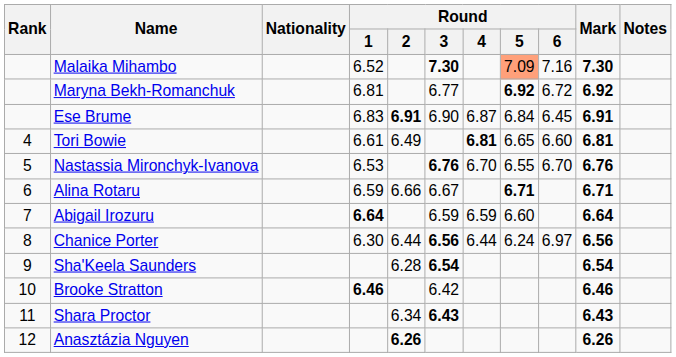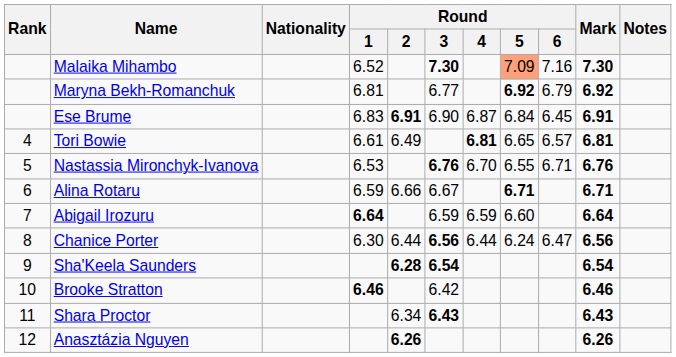(557, 91) 6.72 -> (557, 91) 6.79
(557, 141) 6.60 -> (557, 141) 6.57
(557, 166) 6.70 -> (557, 166) 6.71
(557, 240) 6.97 -> (557, 240) 6.47
(406, 265) normal -> (406, 265) bold
